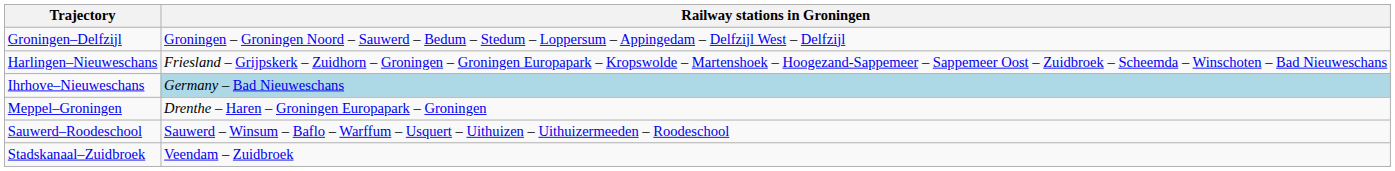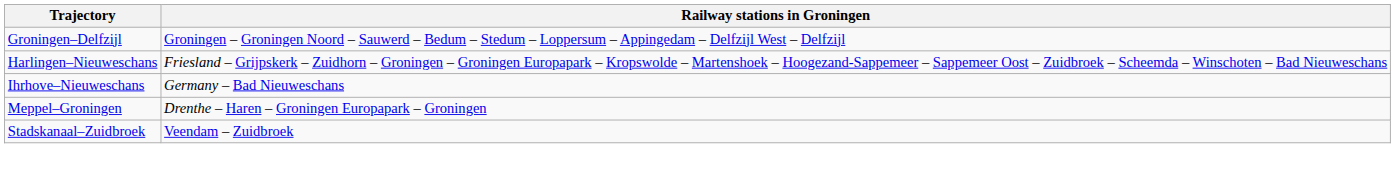(254, 85) lightblue background -> (254, 85) no background
- row: (75, 131)
